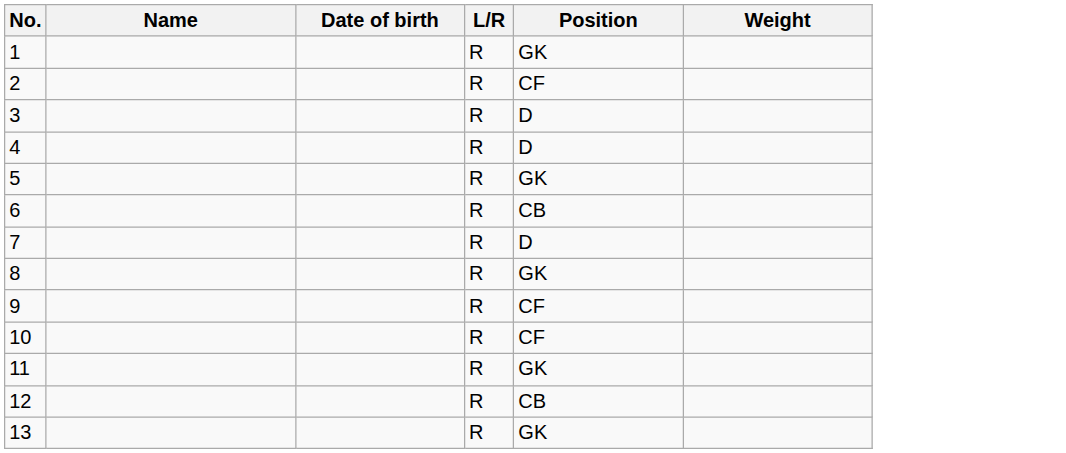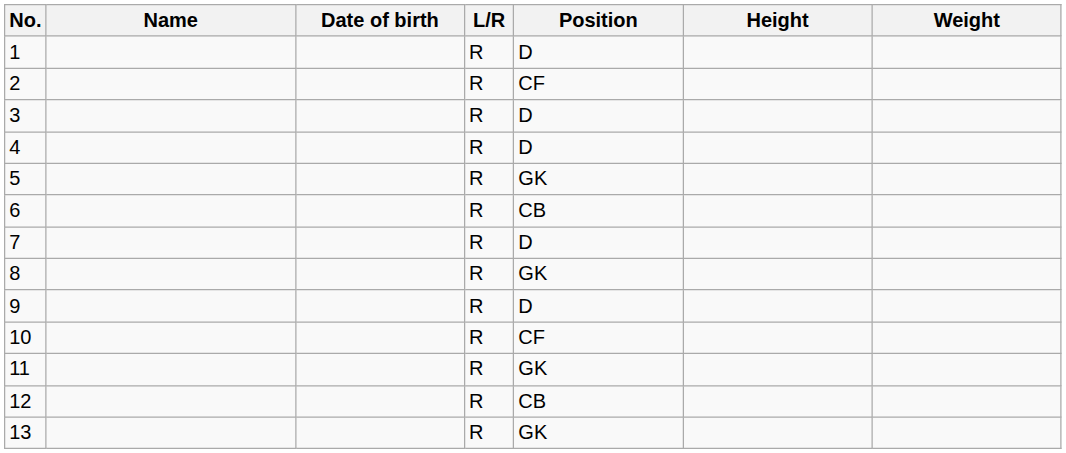+ column: (778, 20)
(533, 52) GK -> (526, 52) D
(532, 305) CF -> (526, 305) D
